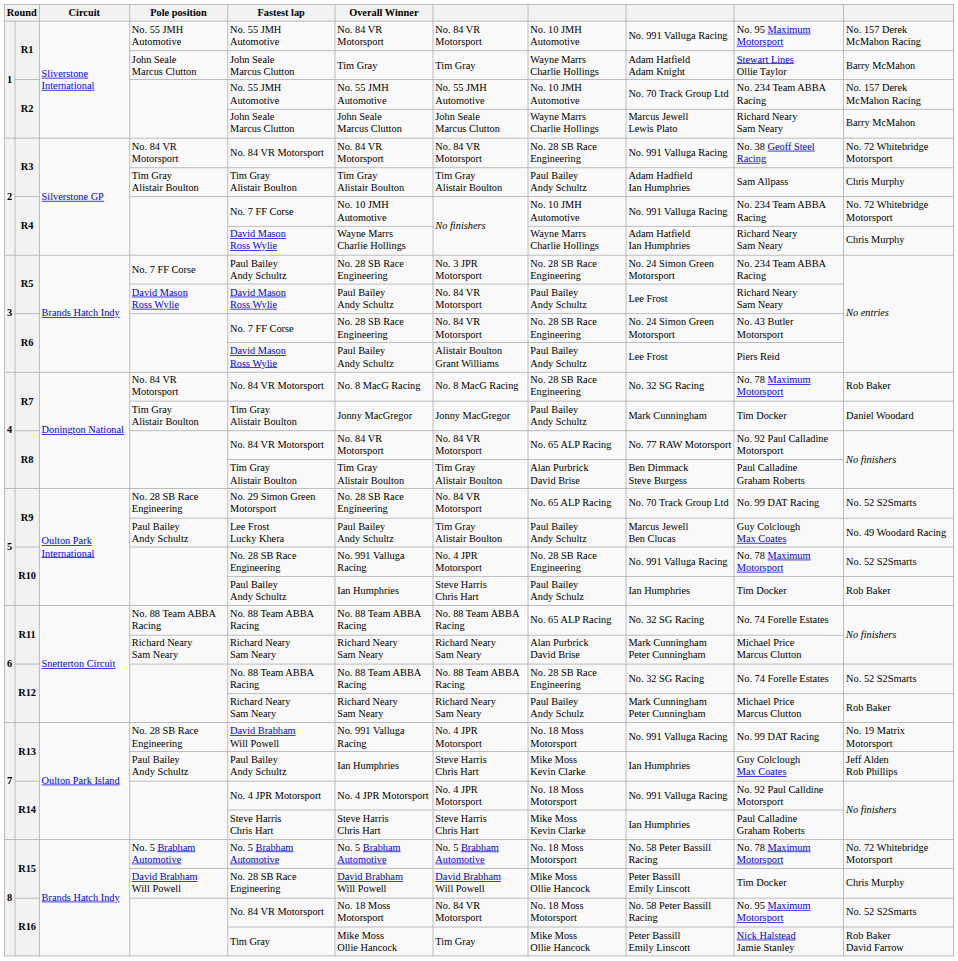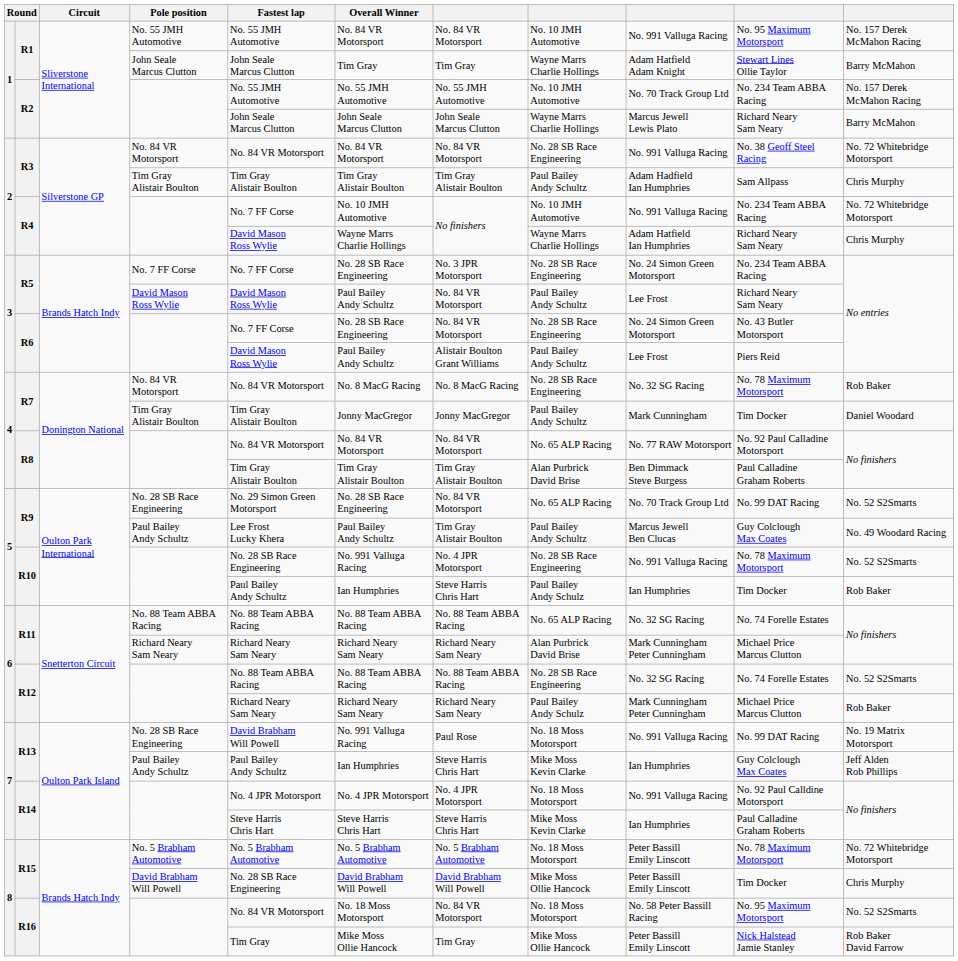(258, 269) Paul Bailey Andy Schultz -> (262, 269) No. 7 FF Corse
(459, 736) No. 4 JPR Motorsport -> (456, 736) Paul Rose
(670, 853) No. 58 Peter Bassill Racing -> (659, 853) Peter Bassill Emily Linscott
